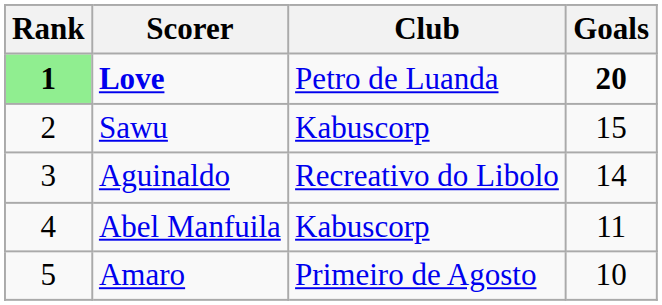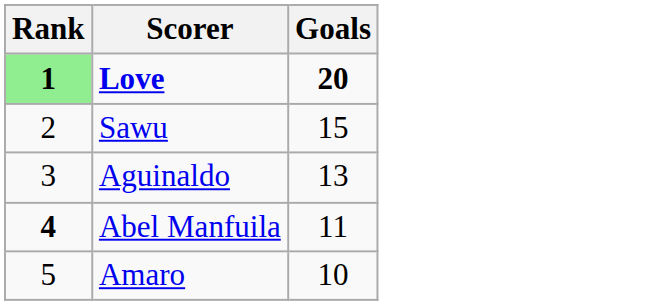- column: (427, 29)
(611, 176) 14 -> (333, 176) 13
(48, 226) normal -> (48, 226) bold
